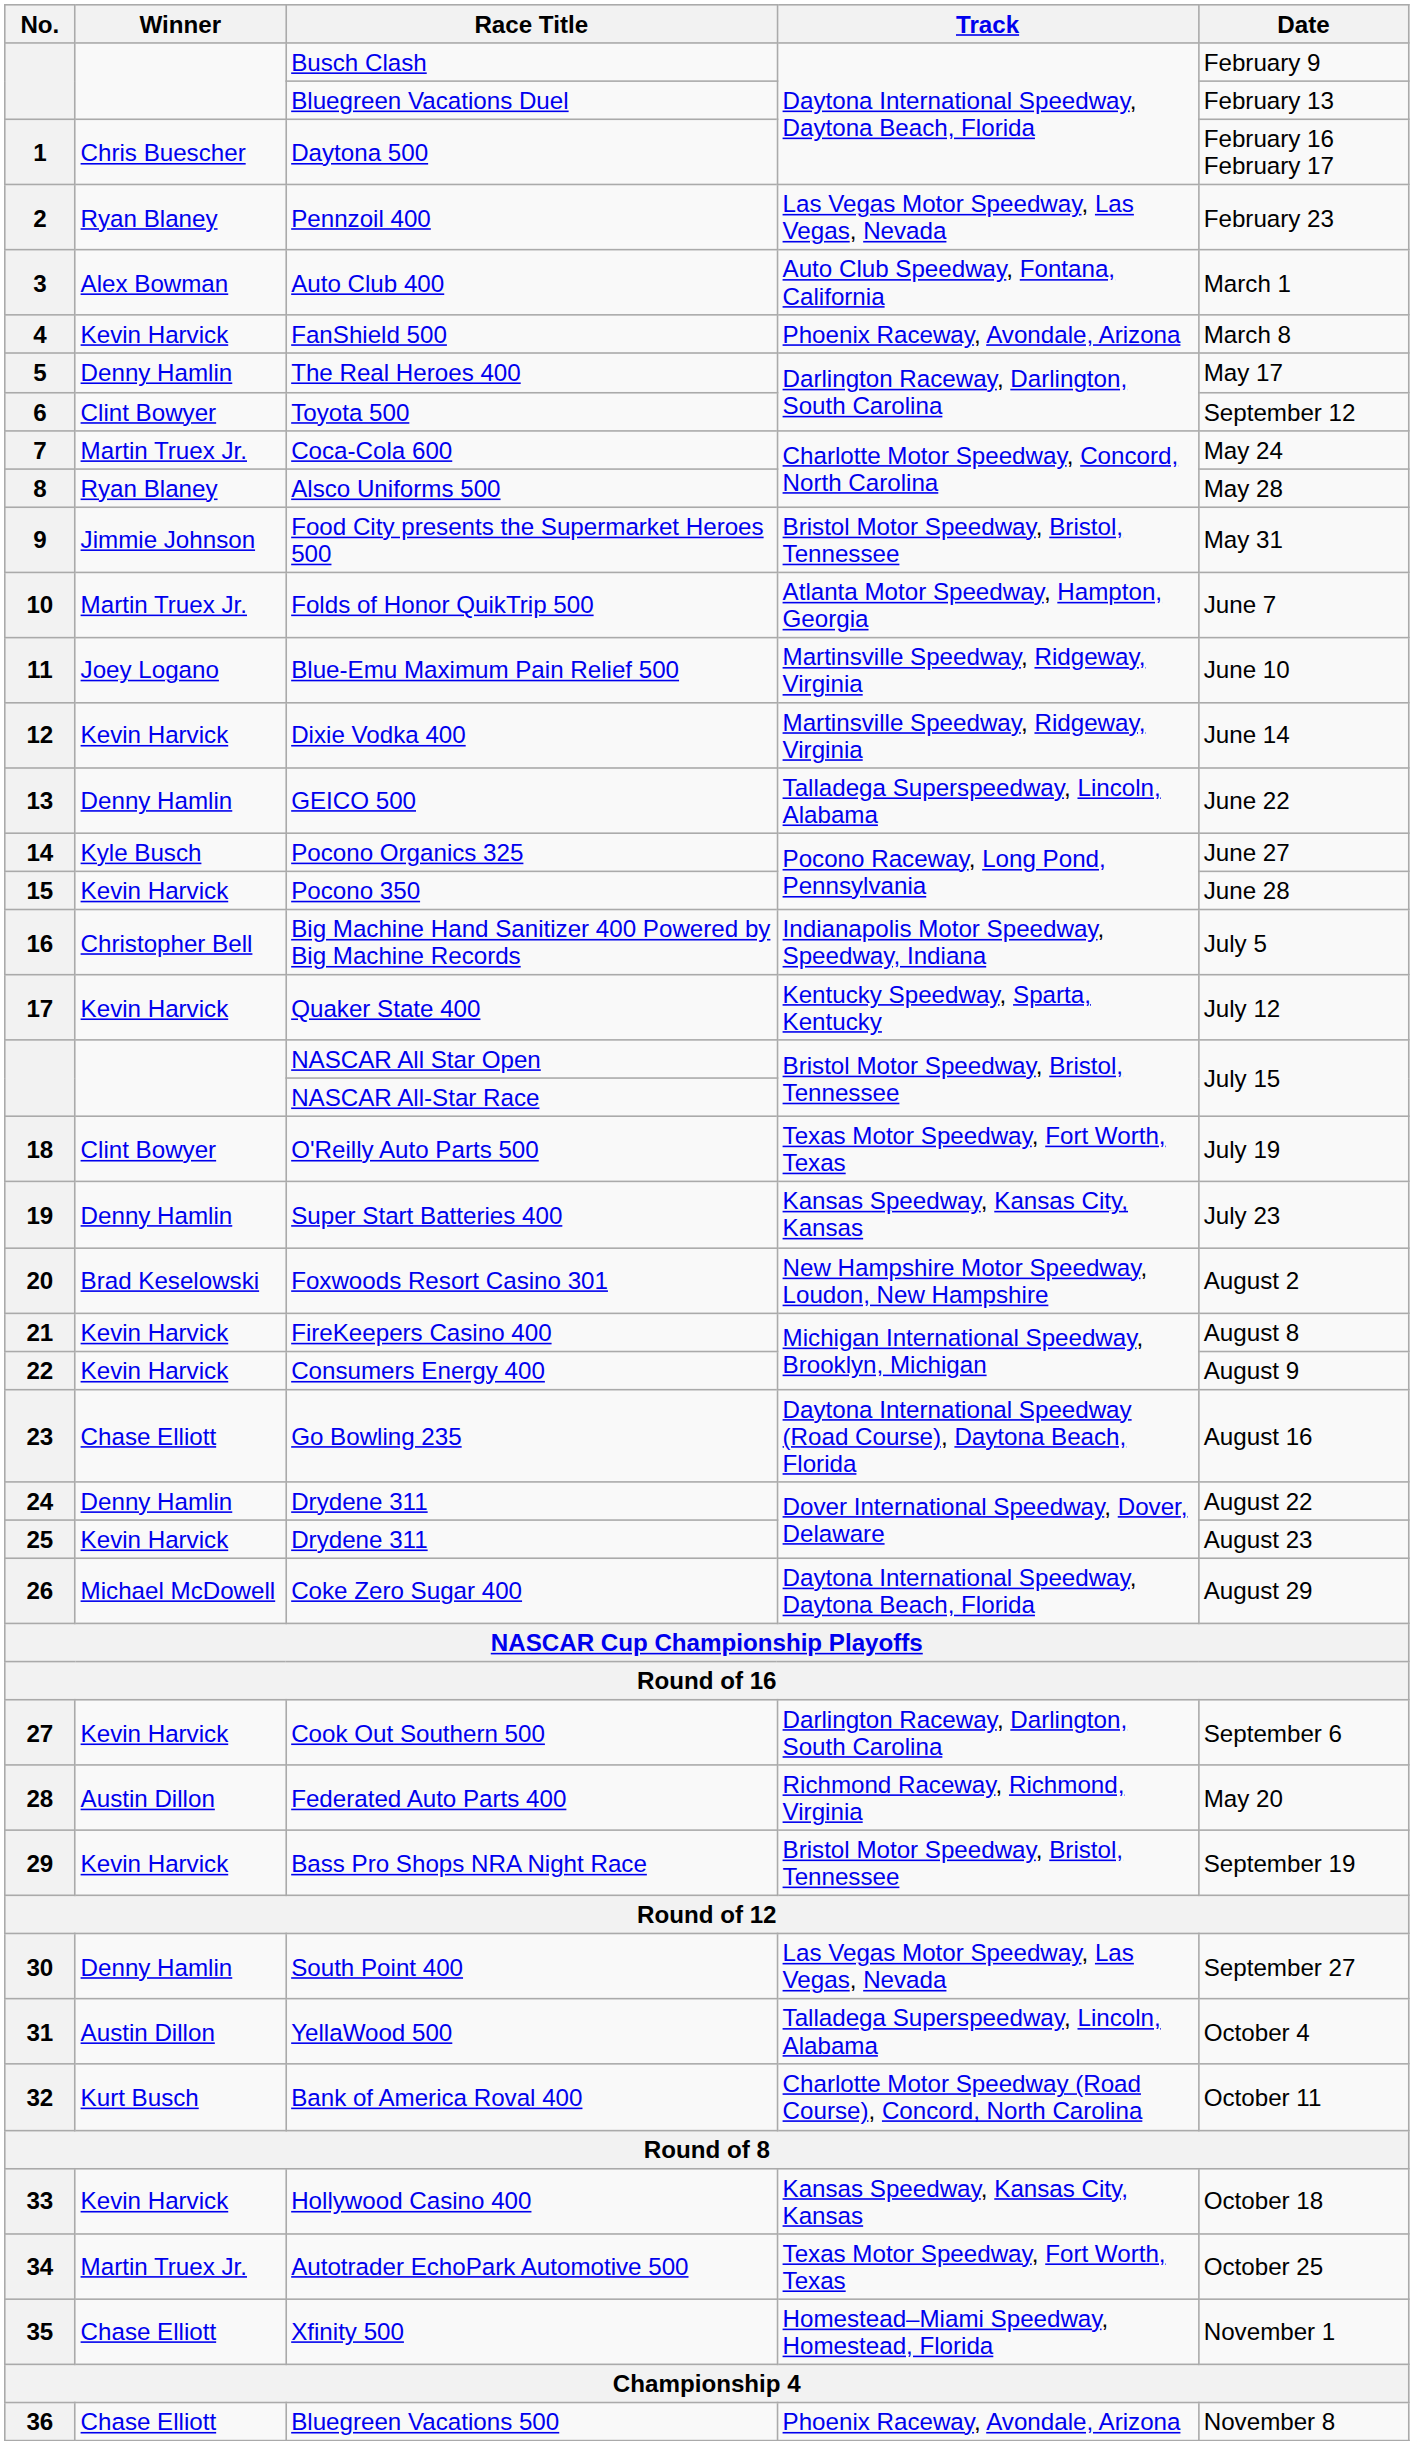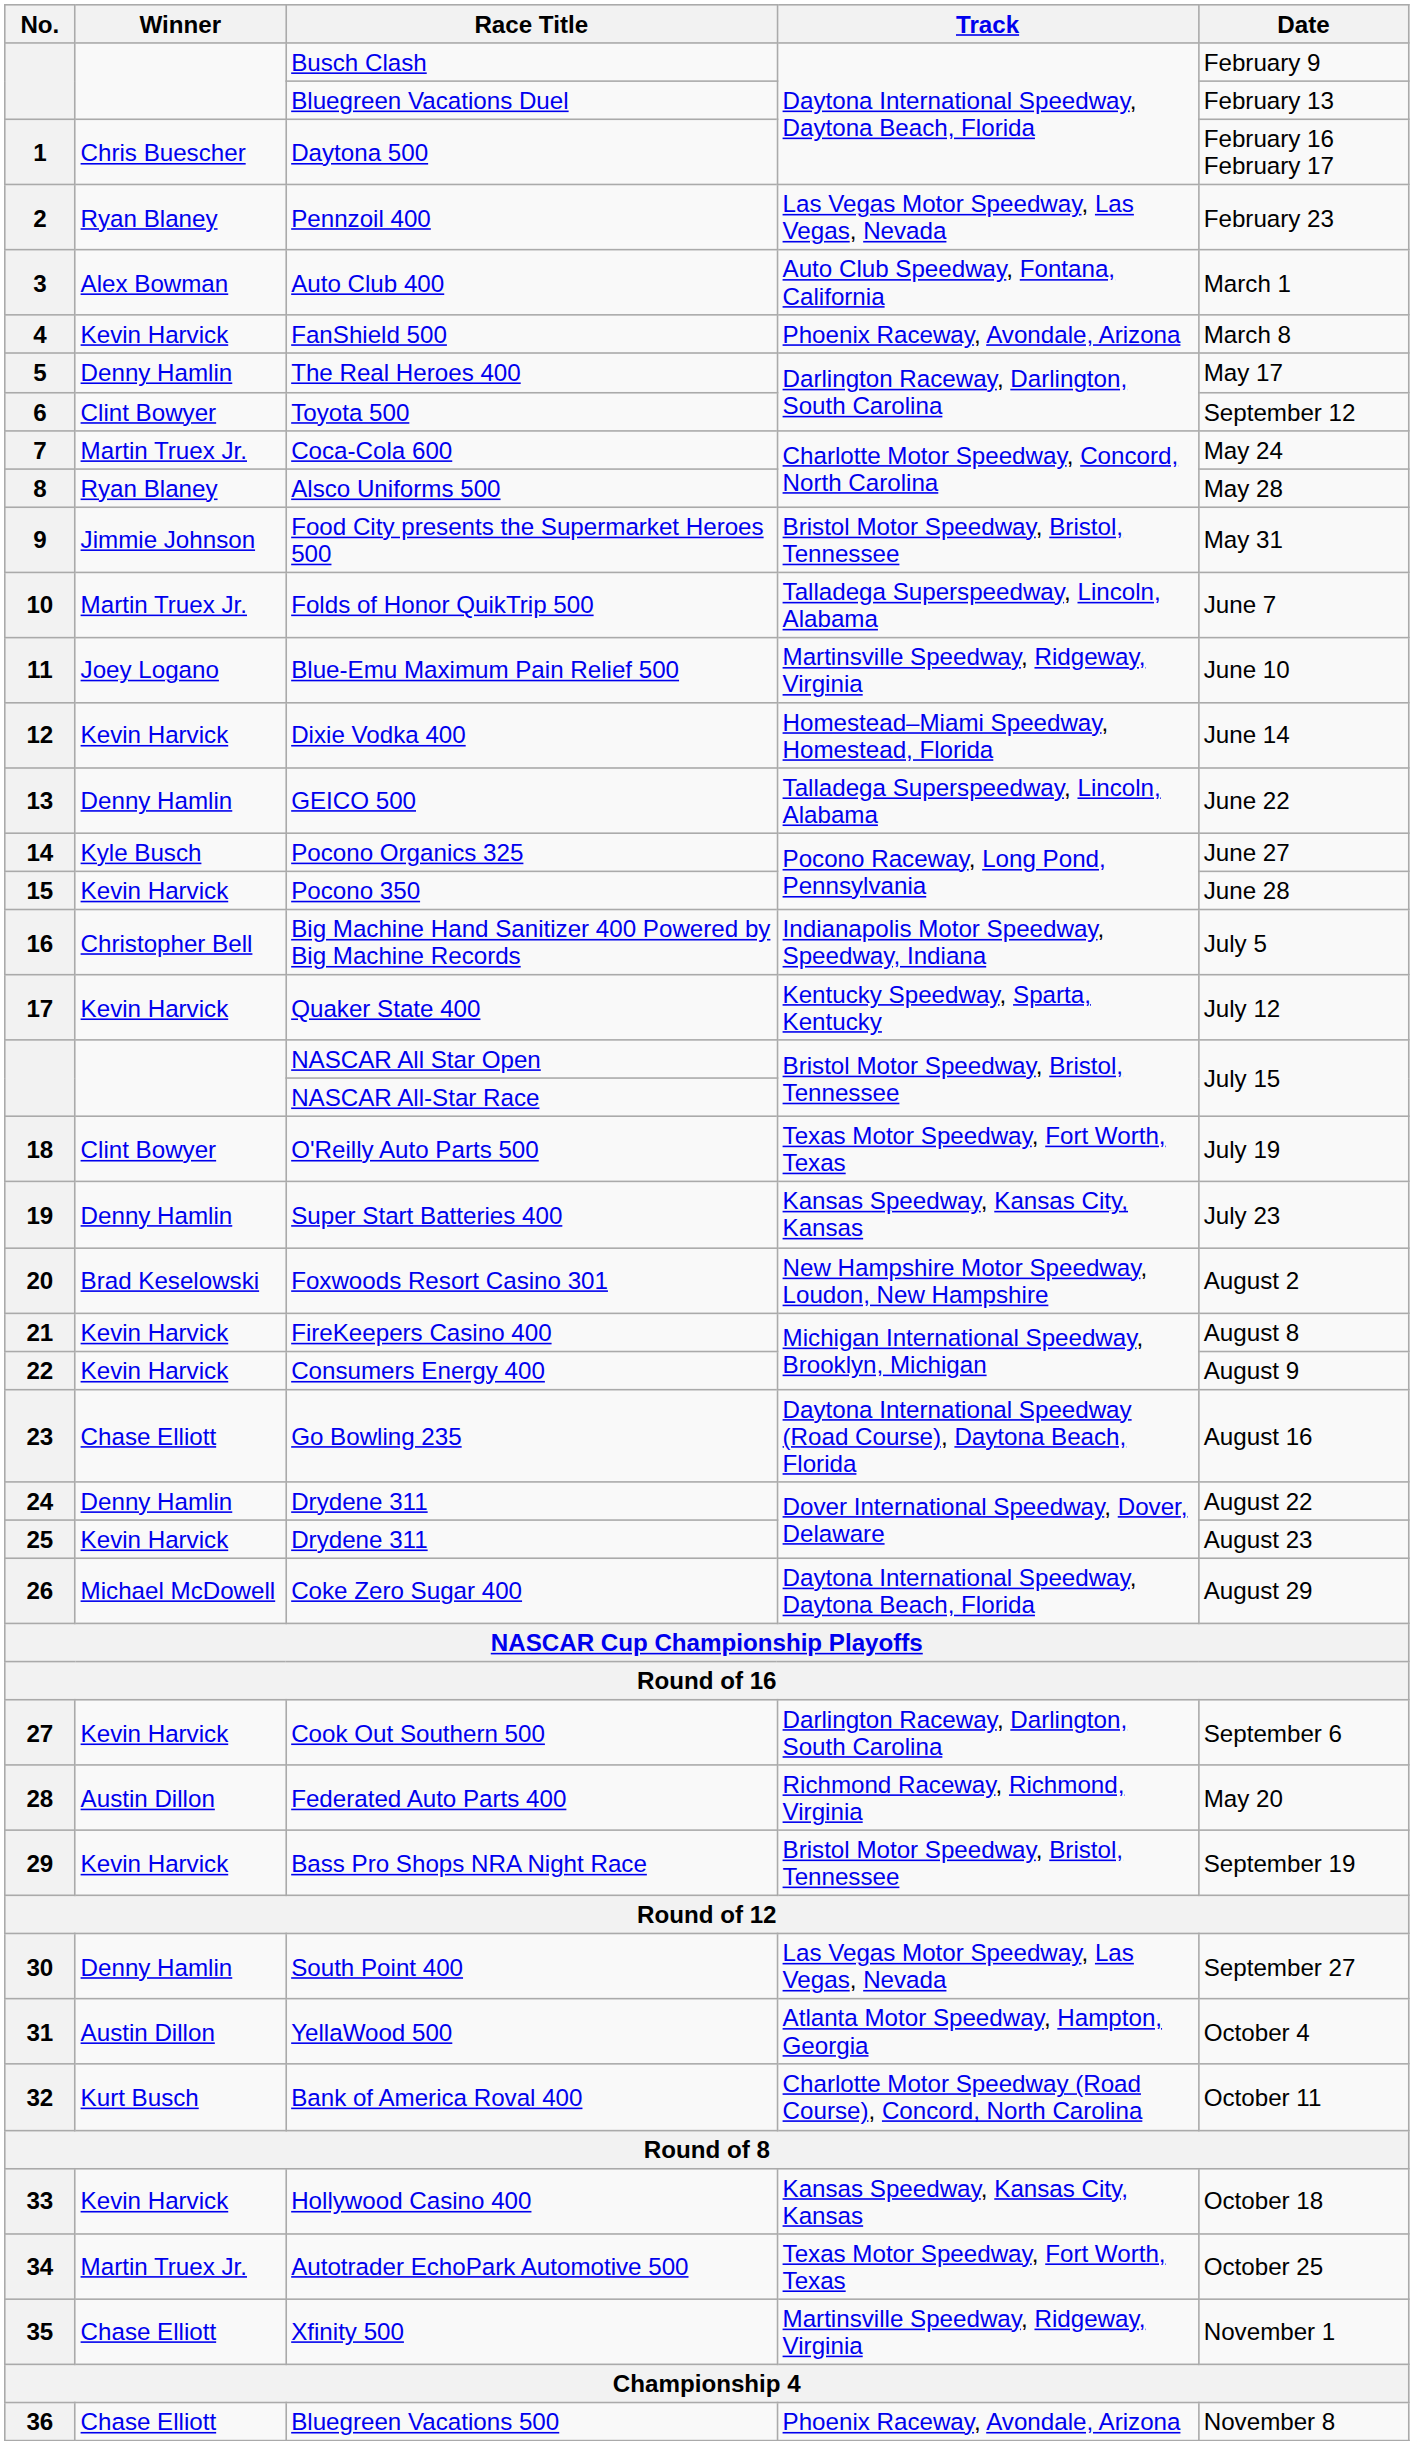(972, 605) Atlanta Motor Speedway, Hampton, Georgia -> (972, 605) Talladega Superspeedway, Lincoln, Alabama
(964, 735) Martinsville Speedway, Ridgeway, Virginia -> (945, 735) Homestead–Miami Speedway, Homestead, Florida
(972, 2032) Talladega Superspeedway, Lincoln, Alabama -> (972, 2032) Atlanta Motor Speedway, Hampton, Georgia
(945, 2332) Homestead–Miami Speedway, Homestead, Florida -> (964, 2332) Martinsville Speedway, Ridgeway, Virginia
